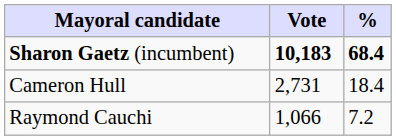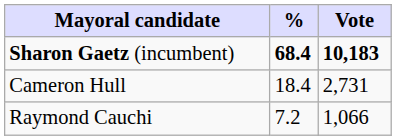columns swapped: (307, 20) <-> (367, 20)
